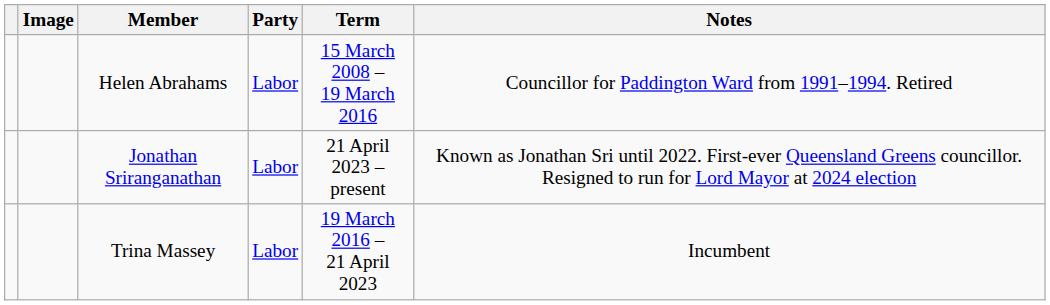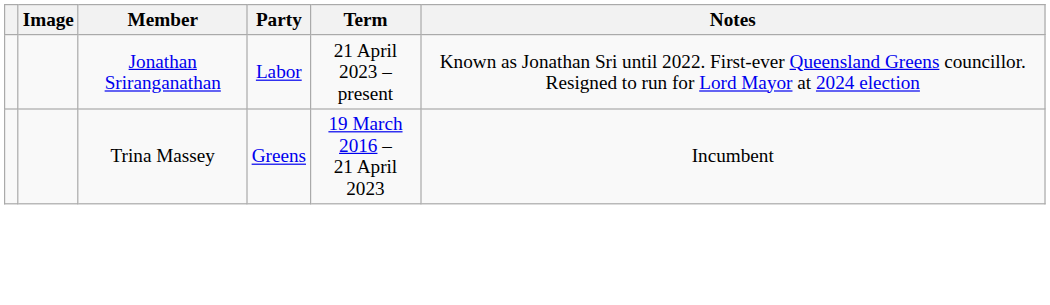- row: (163, 82)
(275, 251) Labor -> (279, 156) Greens
